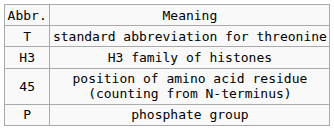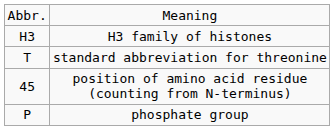rows swapped: (190, 57) <-> (190, 36)
